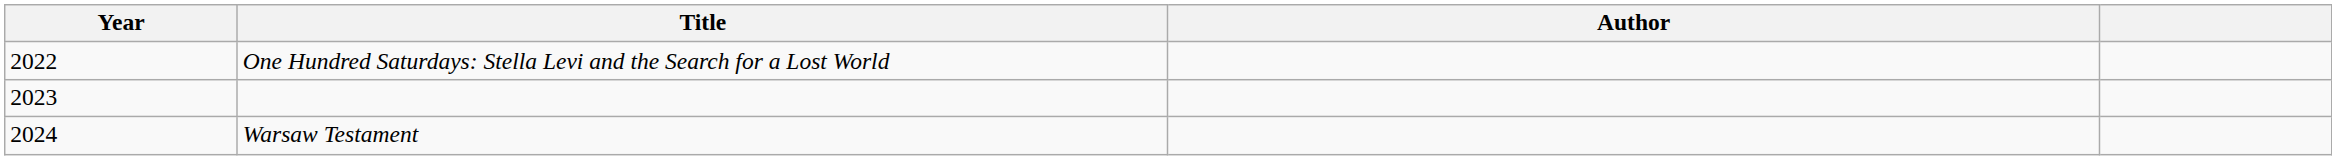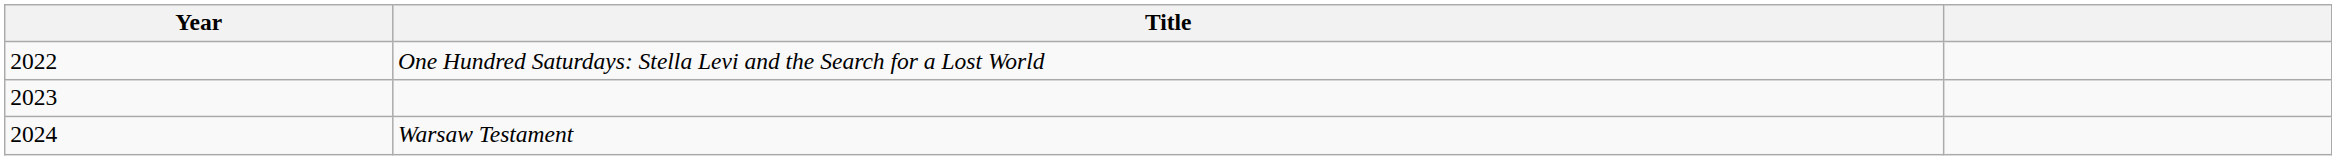- column: (1634, 23)
